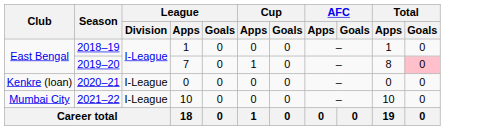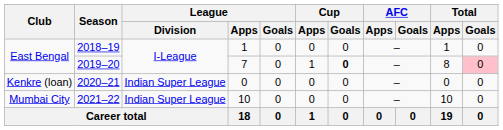(287, 64) normal -> (345, 64) bold
(146, 82) I-League -> (175, 82) Indian Super League
(146, 99) I-League -> (175, 99) Indian Super League
